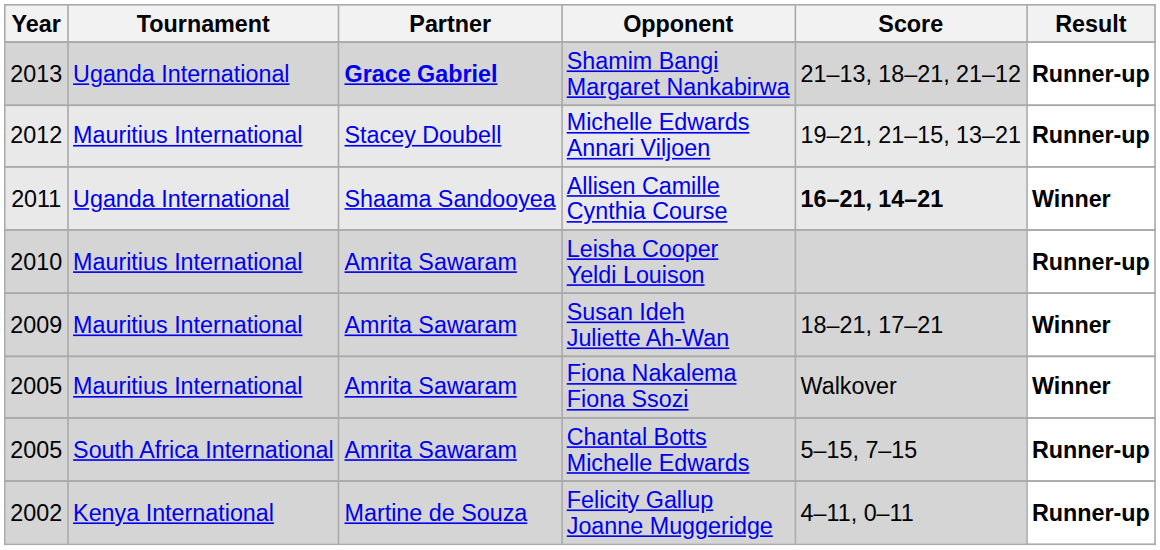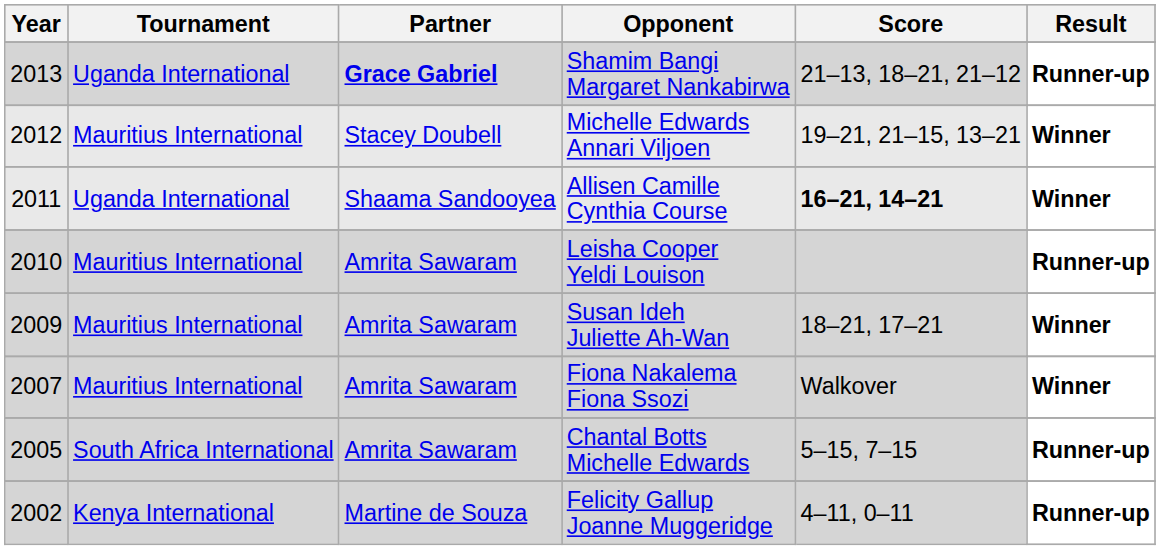(1091, 136) Runner-up -> (1071, 136) Winner
(36, 387) 2005 -> (36, 387) 2007
